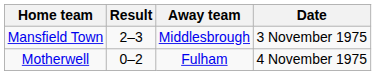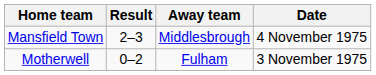(312, 37) 3 November 1975 -> (312, 37) 4 November 1975
(312, 59) 4 November 1975 -> (312, 59) 3 November 1975
